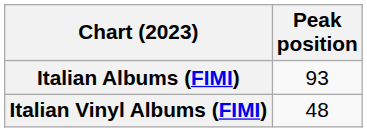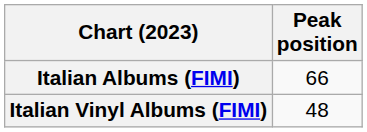(317, 77) 93 -> (317, 77) 66
